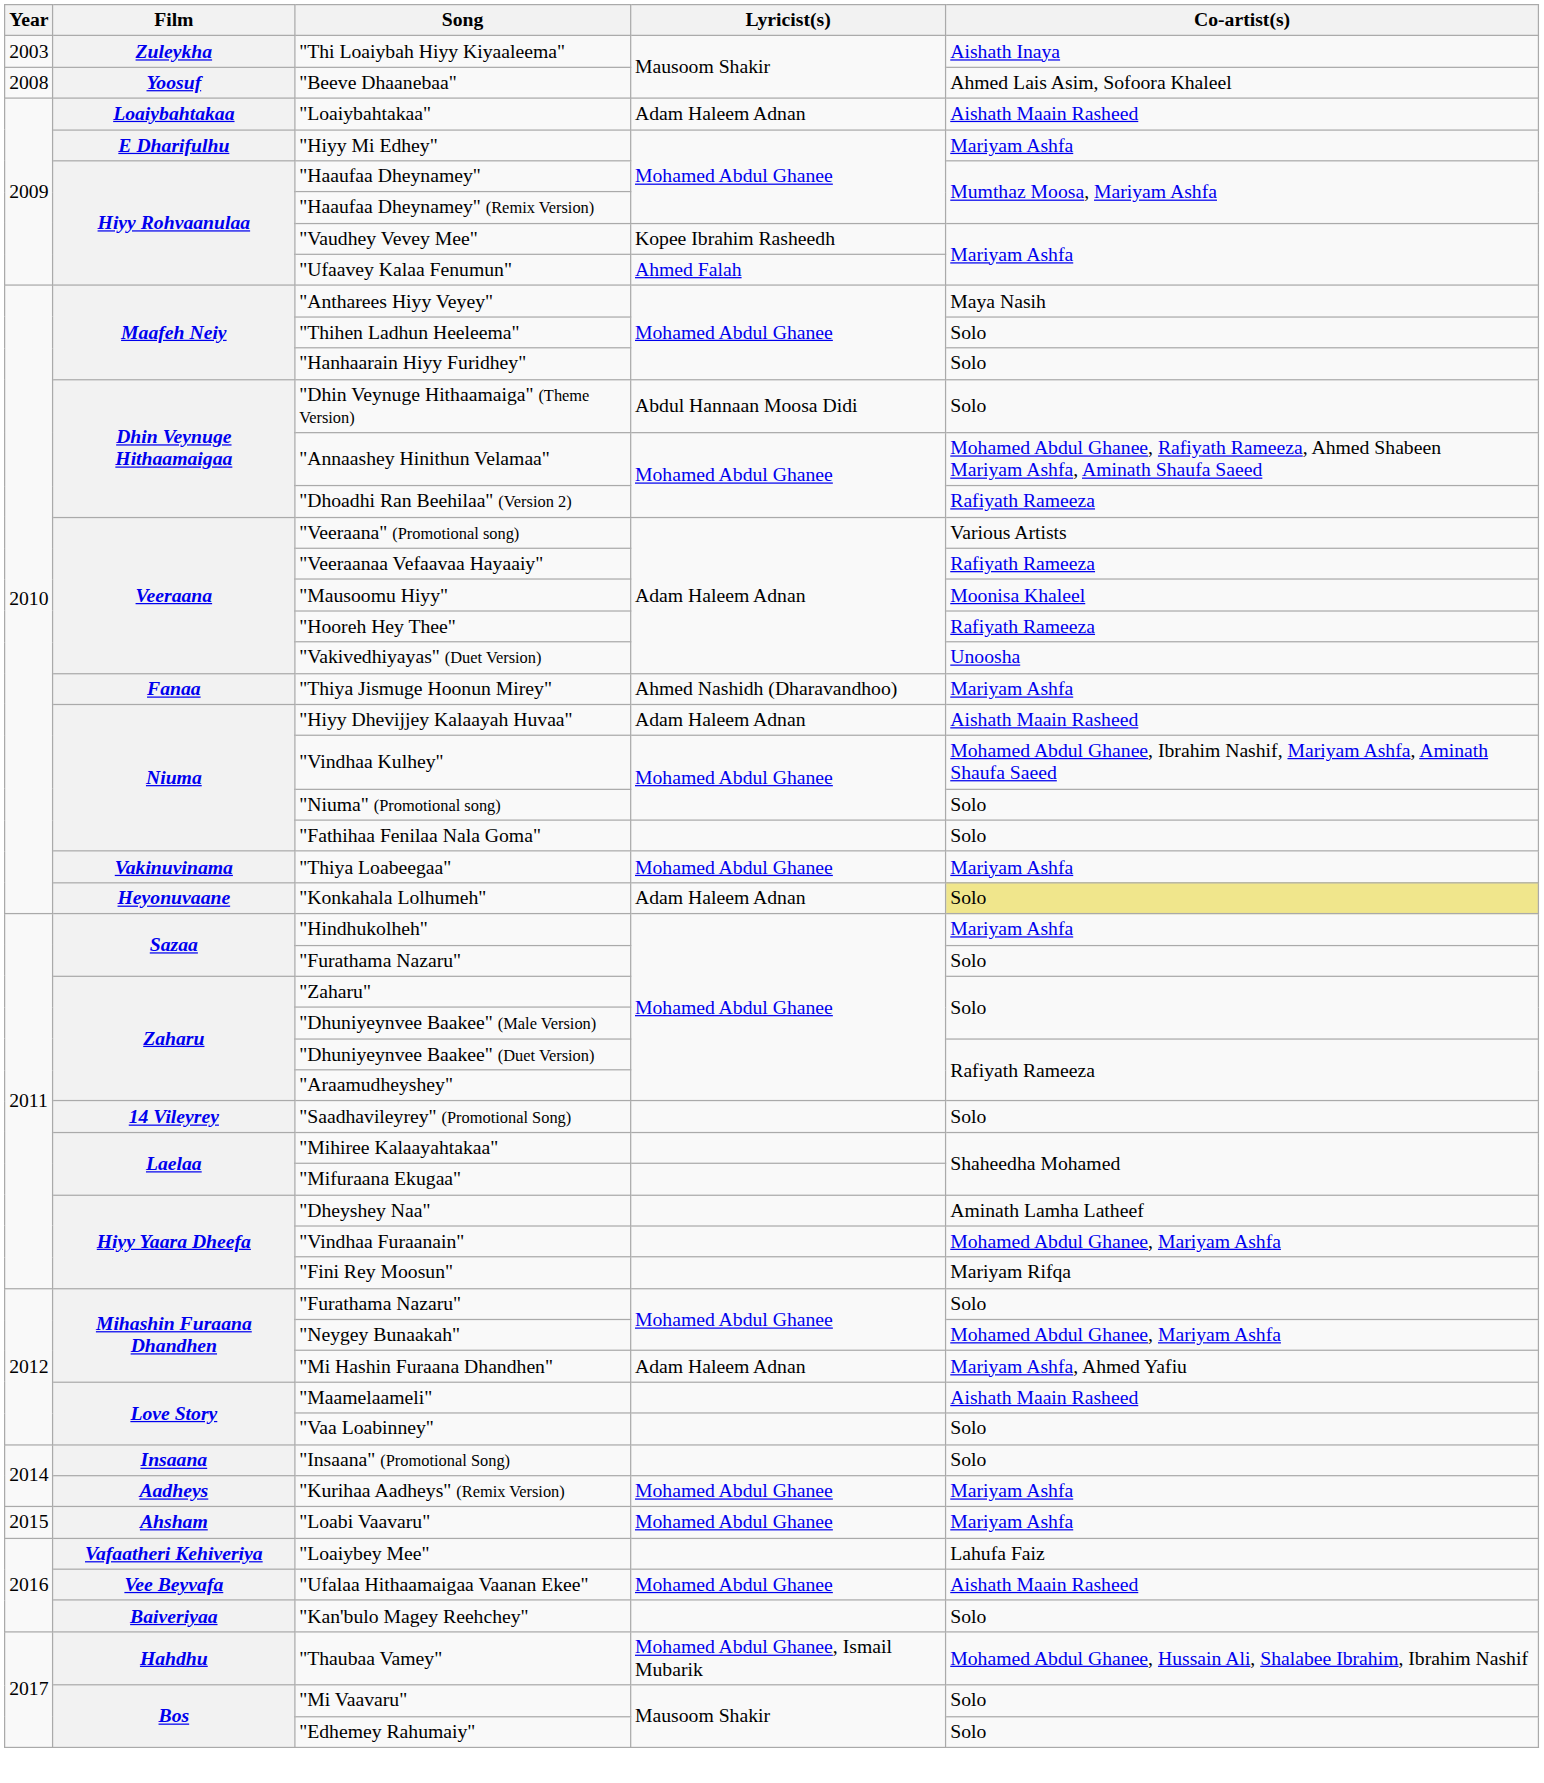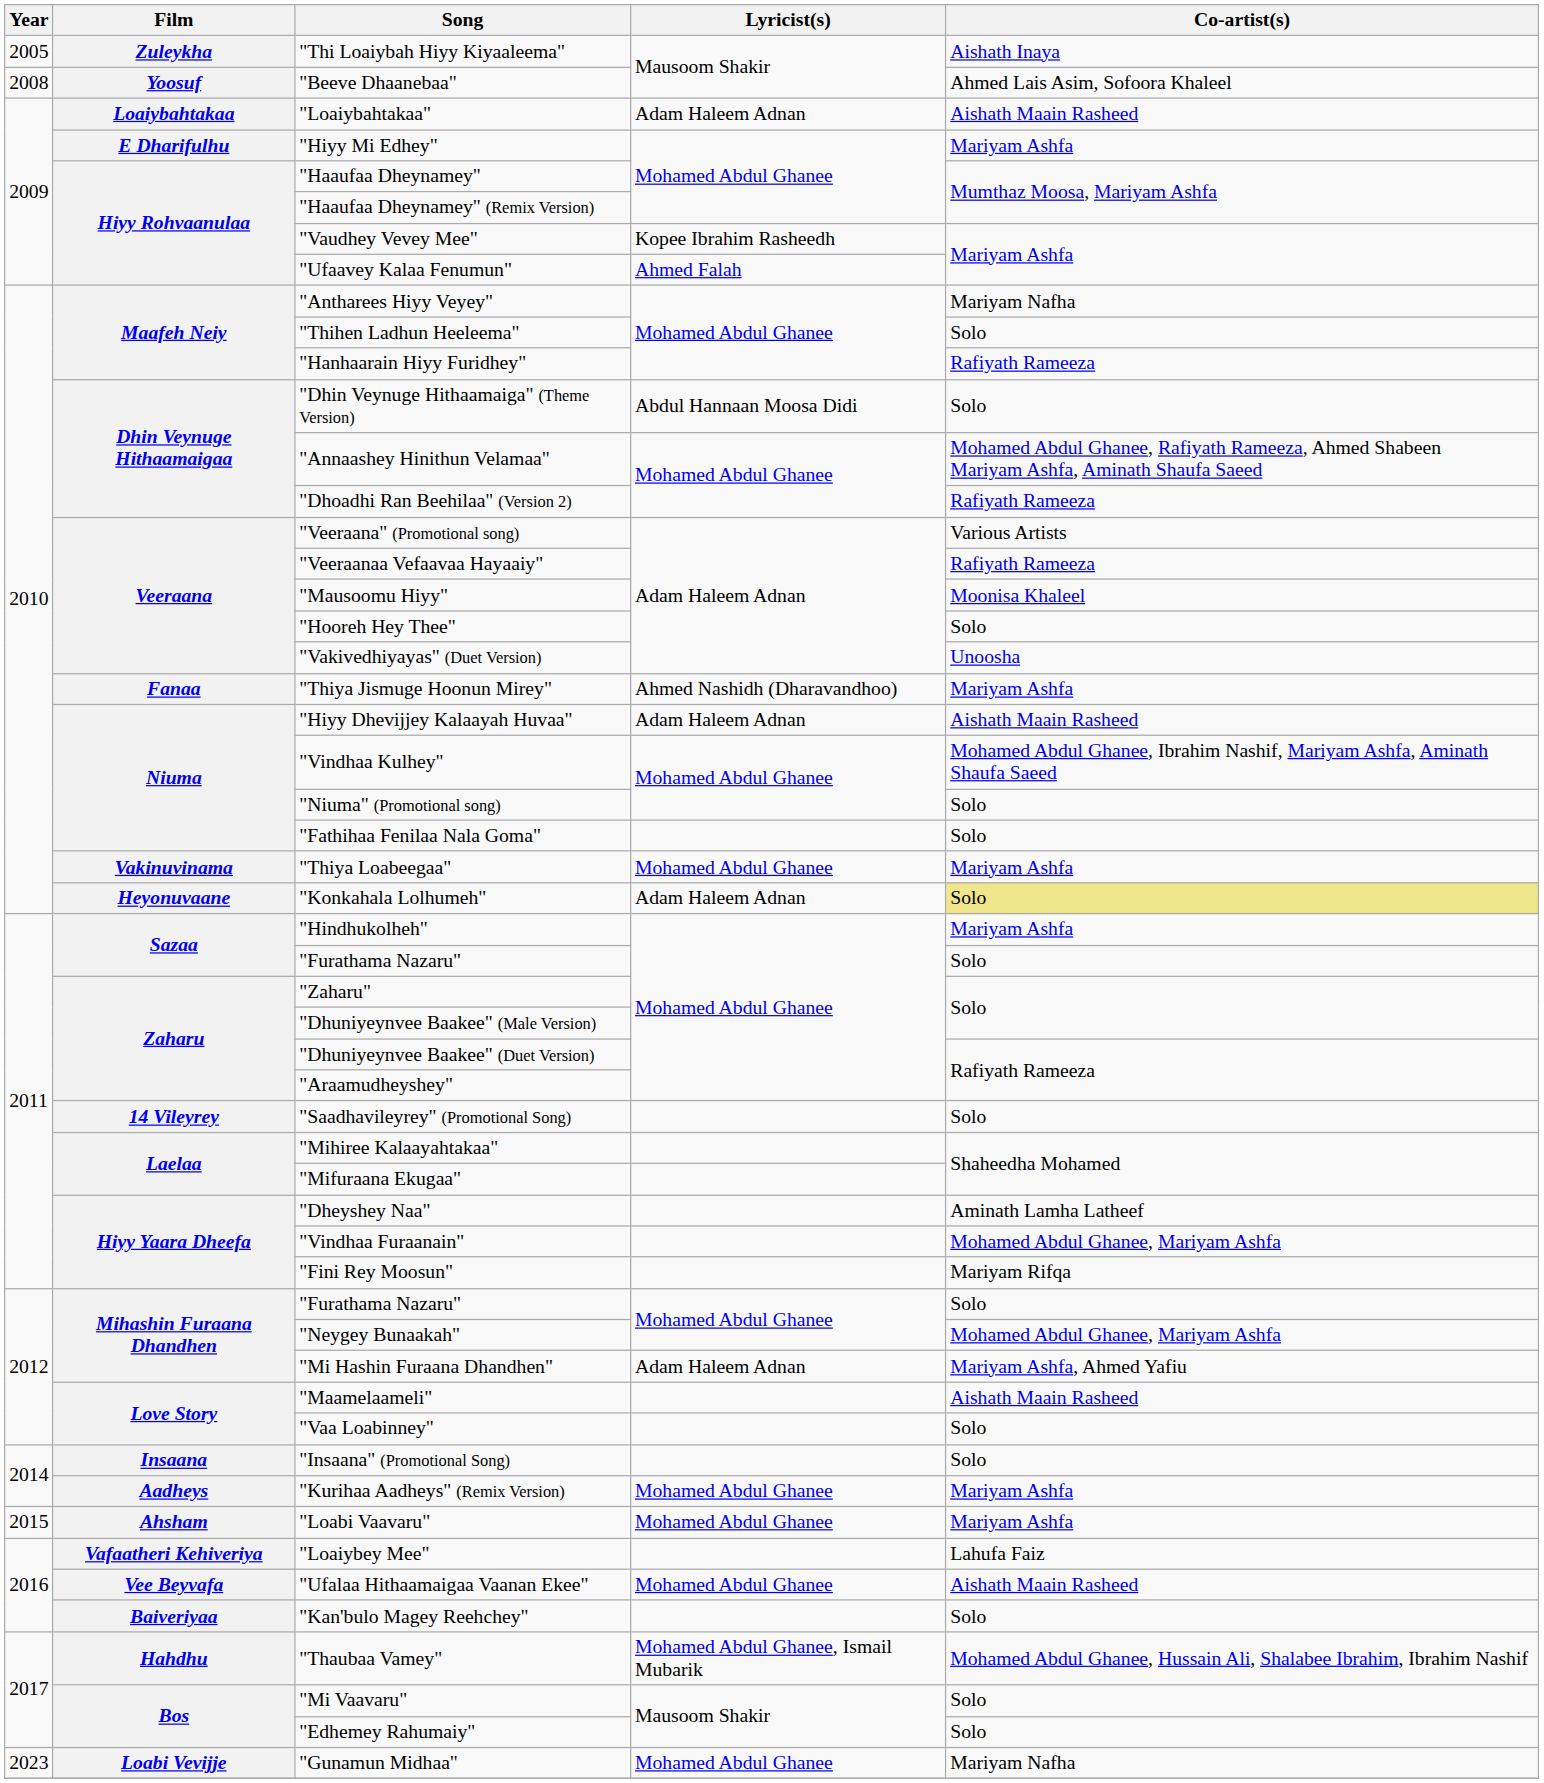(29, 51) 2003 -> (29, 51) 2005
(998, 301) Maya Nasih -> (1013, 301) Mariyam Nafha
(968, 363) Solo -> (1023, 363) Rafiyath Rameeza
(1023, 626) Rafiyath Rameeza -> (968, 626) Solo
+ row: (174, 1762)
